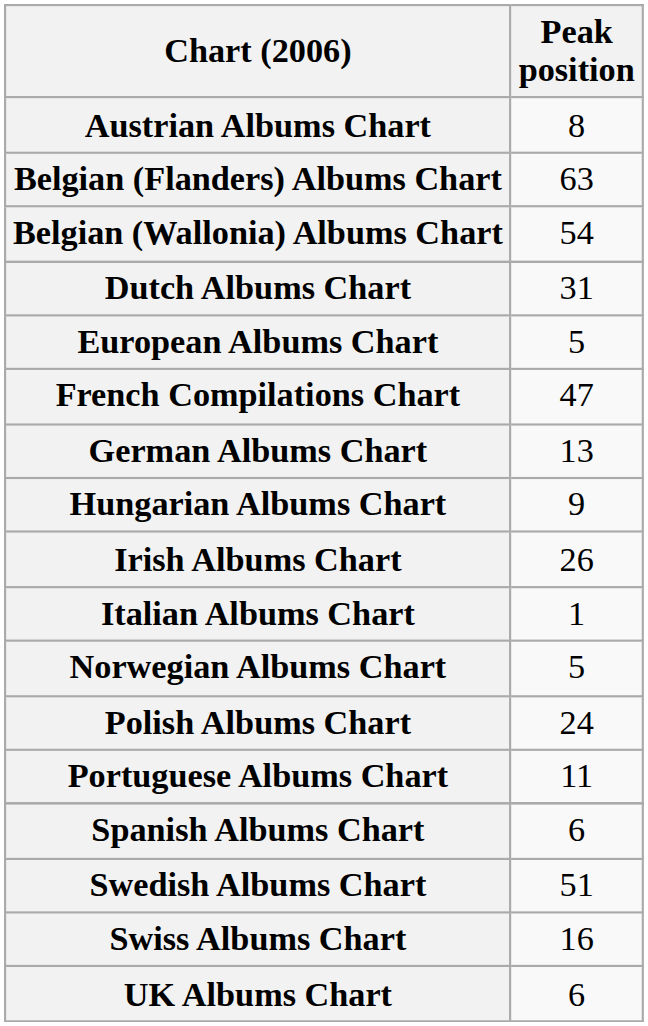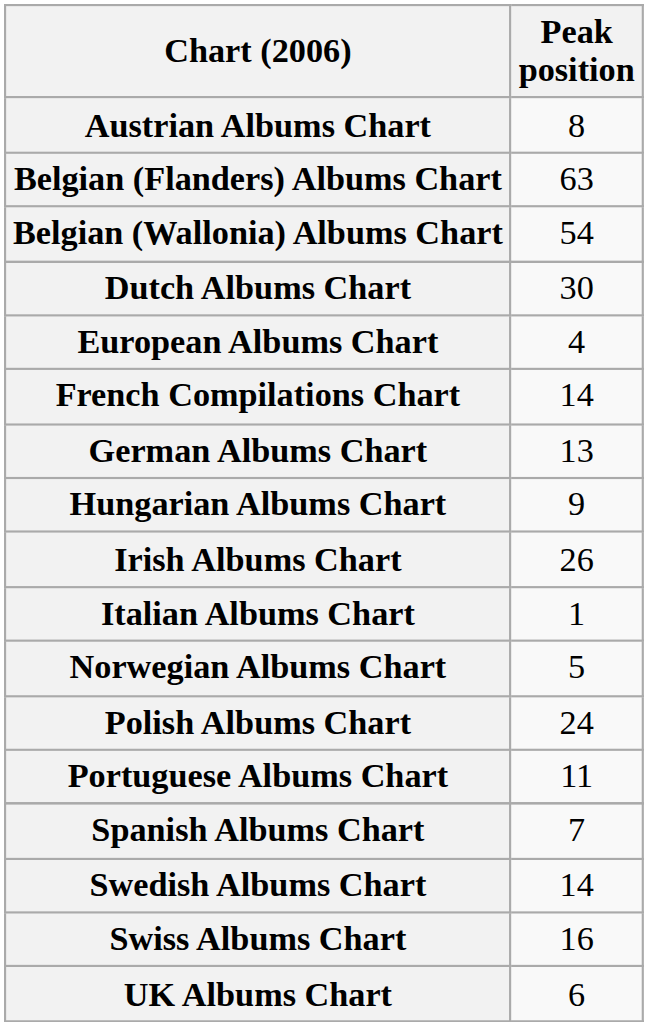(577, 287) 31 -> (577, 287) 30
(577, 341) 5 -> (577, 341) 4
(577, 395) 47 -> (577, 395) 14
(577, 830) 6 -> (577, 830) 7
(577, 884) 51 -> (577, 884) 14
